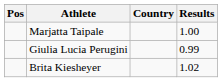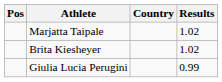(189, 31) 1.00 -> (189, 31) 1.02
rows swapped: (65, 67) <-> (78, 49)
